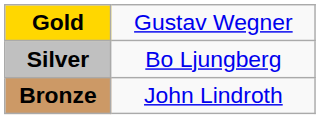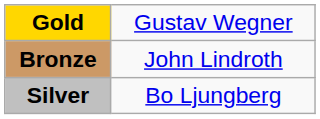rows swapped: (58, 58) <-> (58, 95)
